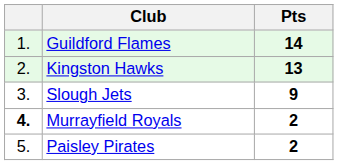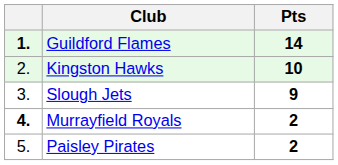(24, 43) normal -> (24, 43) bold
(294, 69) 13 -> (294, 69) 10
